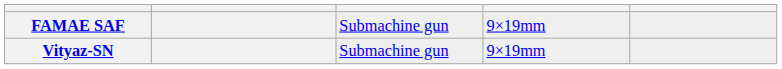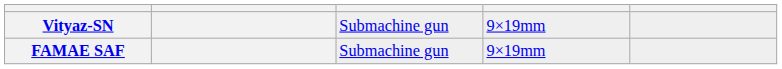rows swapped: (78, 50) <-> (78, 24)
